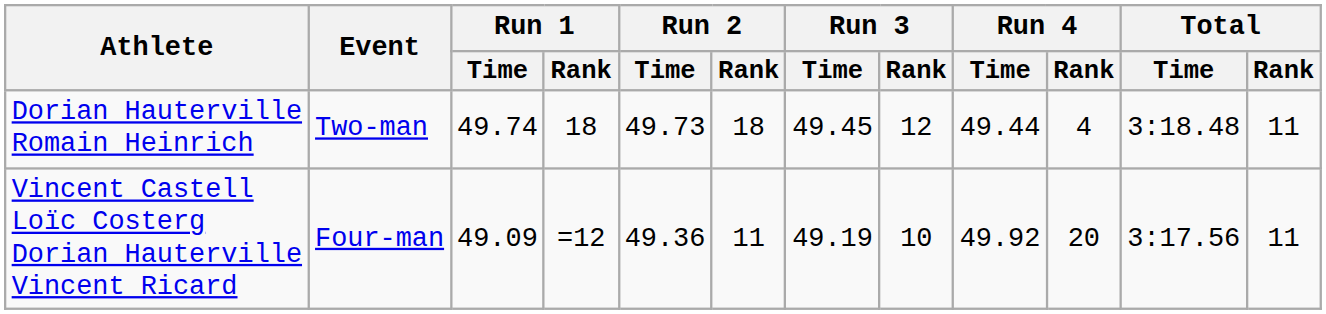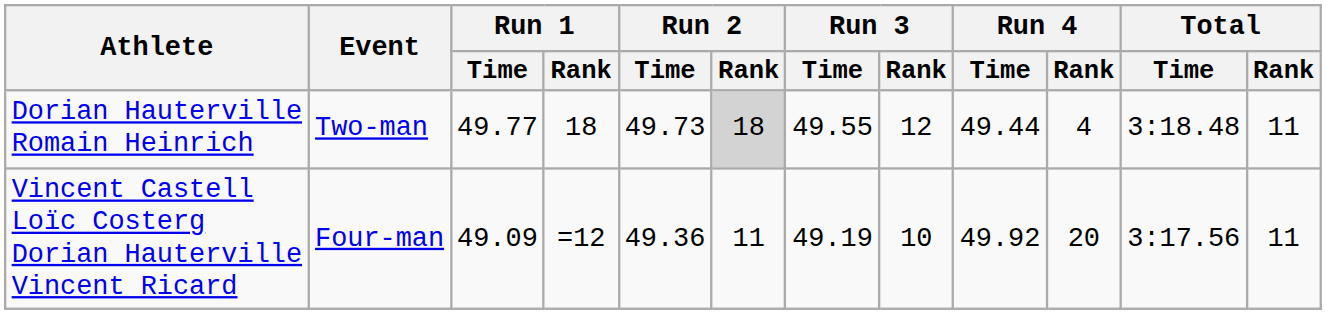(497, 129) 49.74 -> (497, 129) 49.77
(749, 129) no background -> (749, 129) lightgrey background
(833, 129) 49.45 -> (833, 129) 49.55
